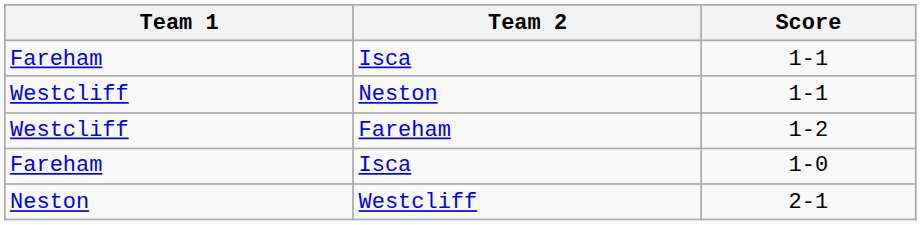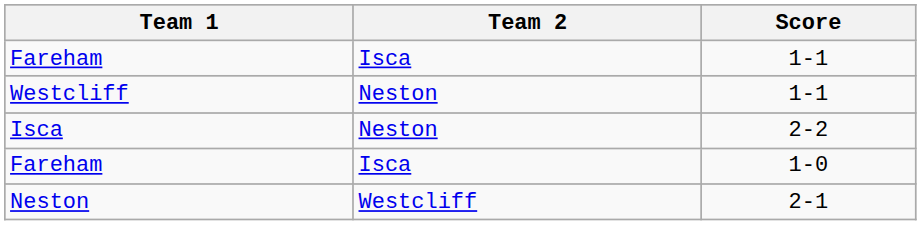- row: (69, 130)
+ row: (36, 130)
